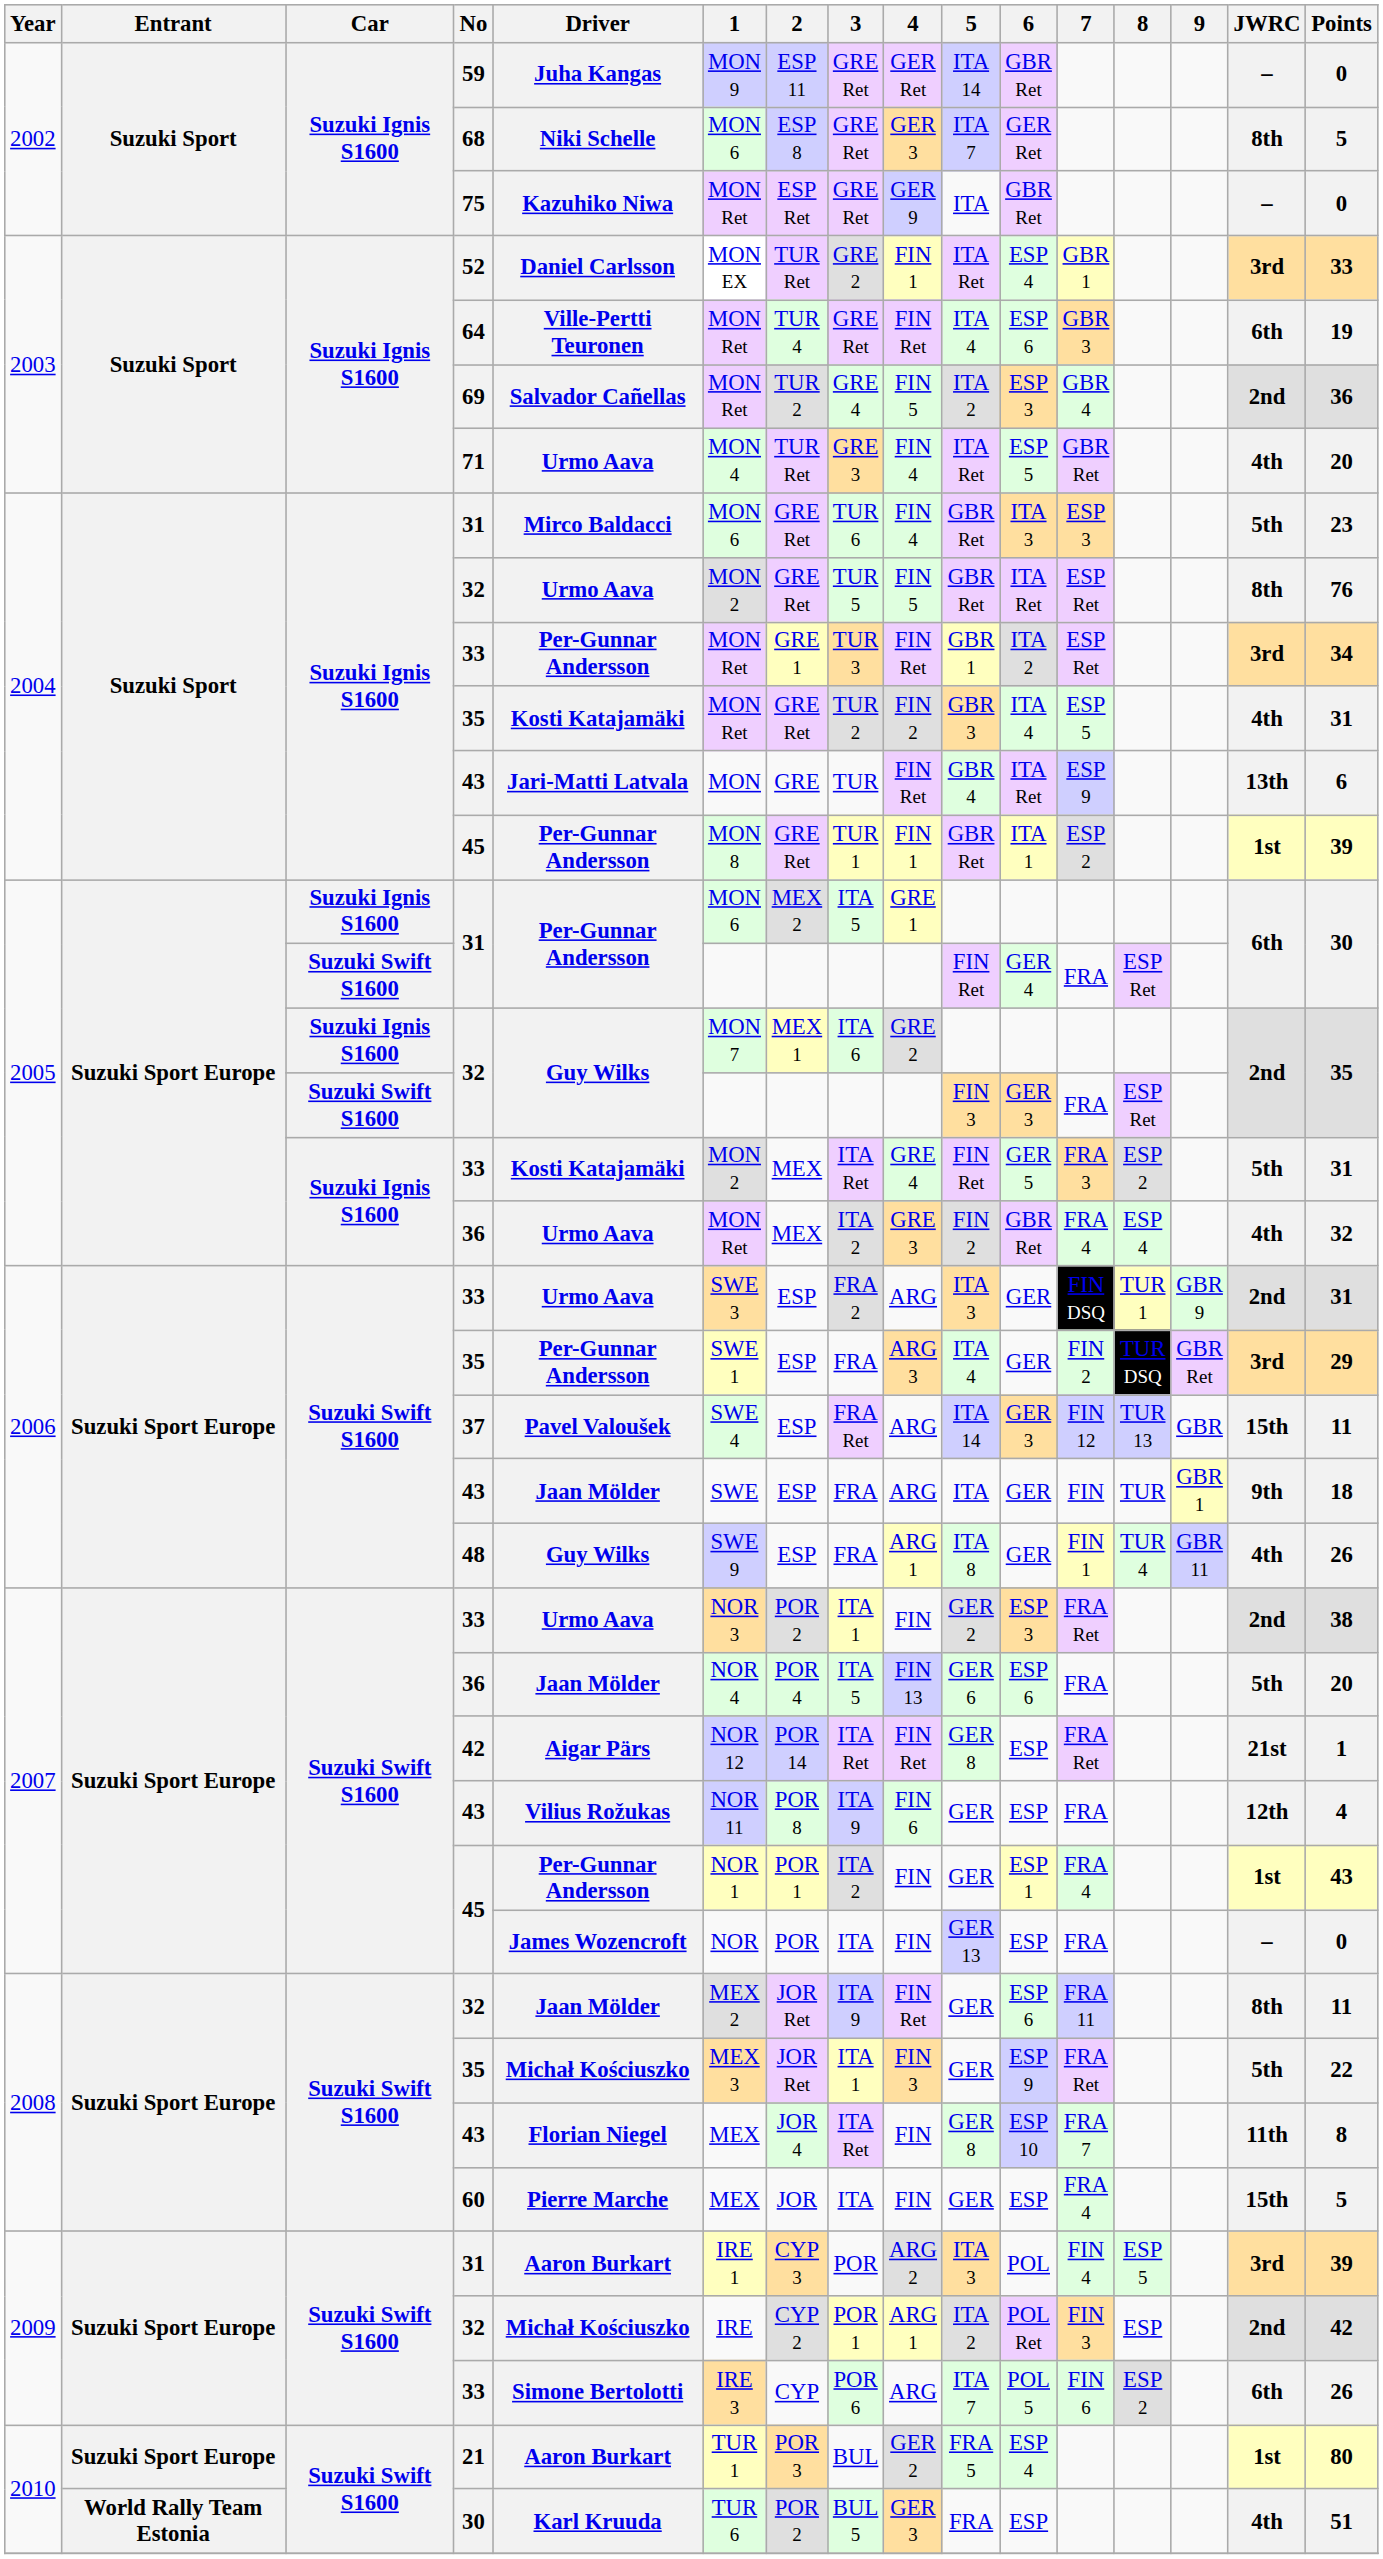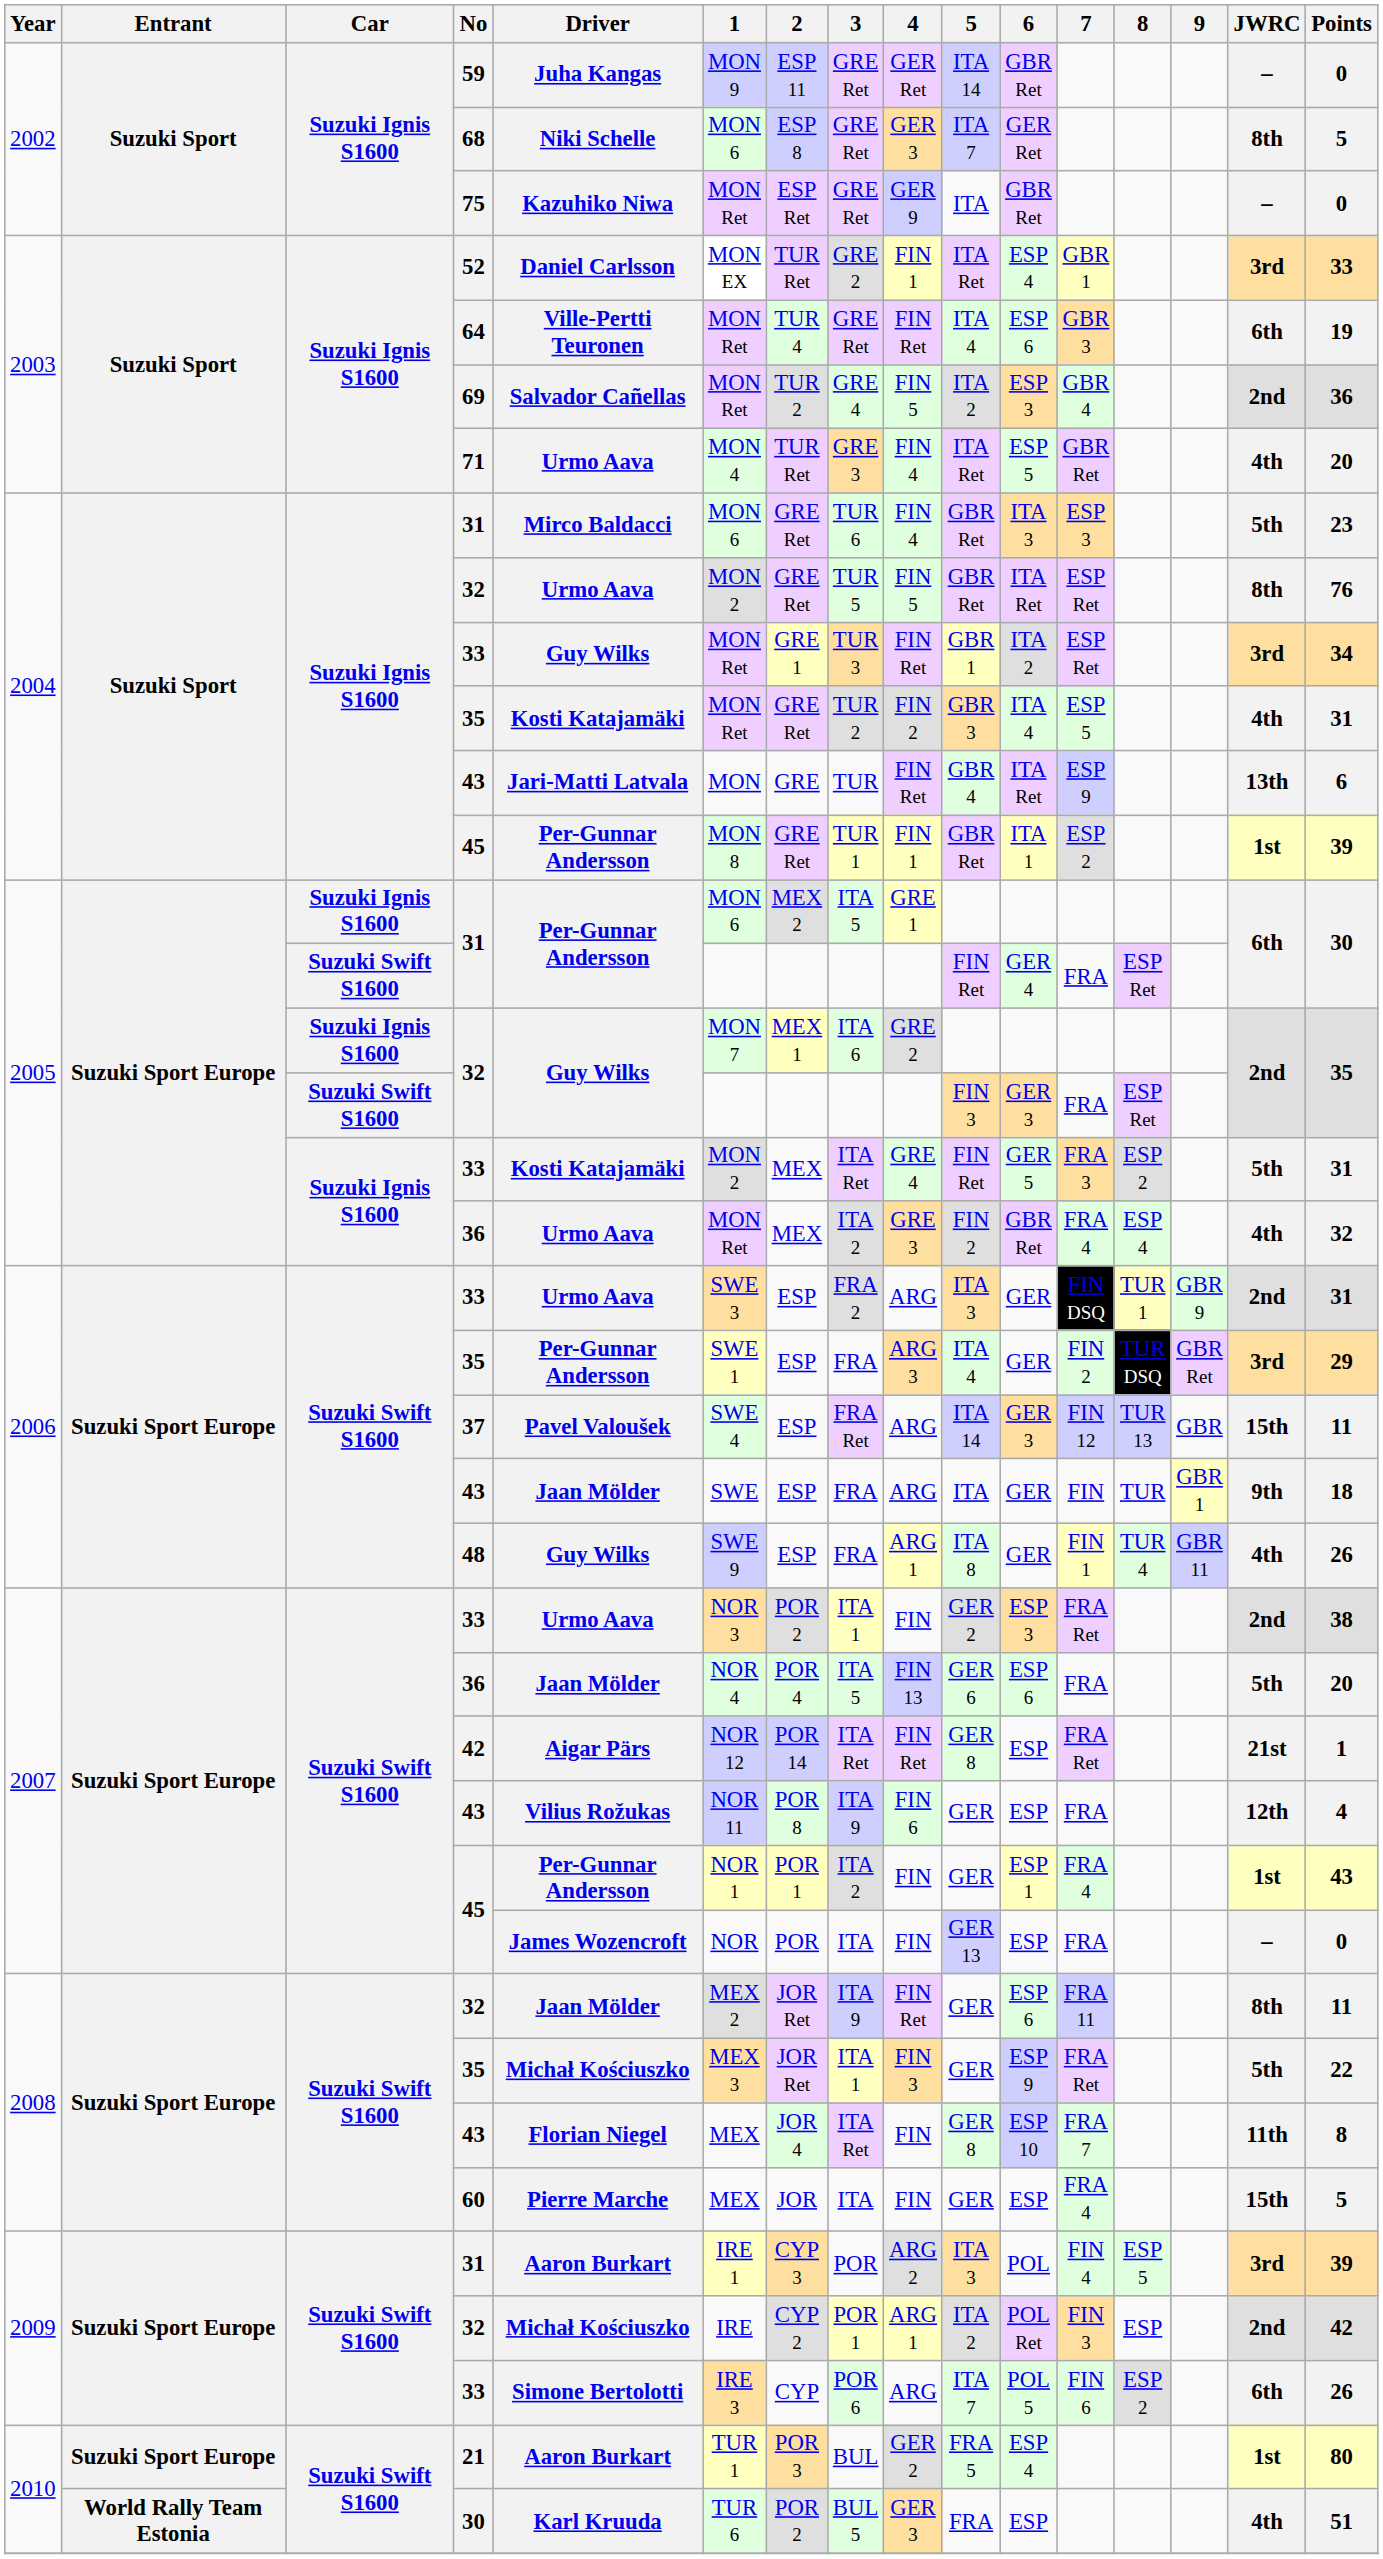(598, 654) Per-Gunnar Andersson -> (598, 654) Guy Wilks
